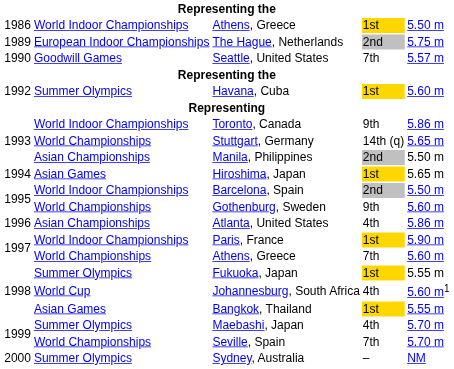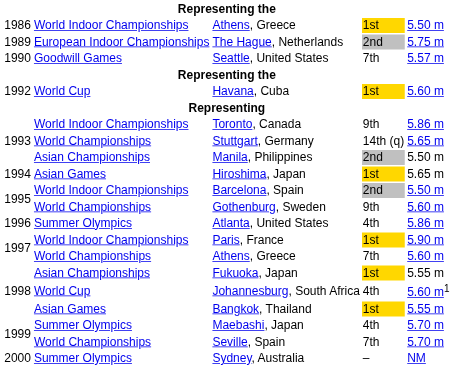(83, 91) Summer Olympics -> (62, 91) World Cup
(92, 223) Asian Championships -> (83, 223) Summer Olympics
(83, 273) Summer Olympics -> (92, 273) Asian Championships
